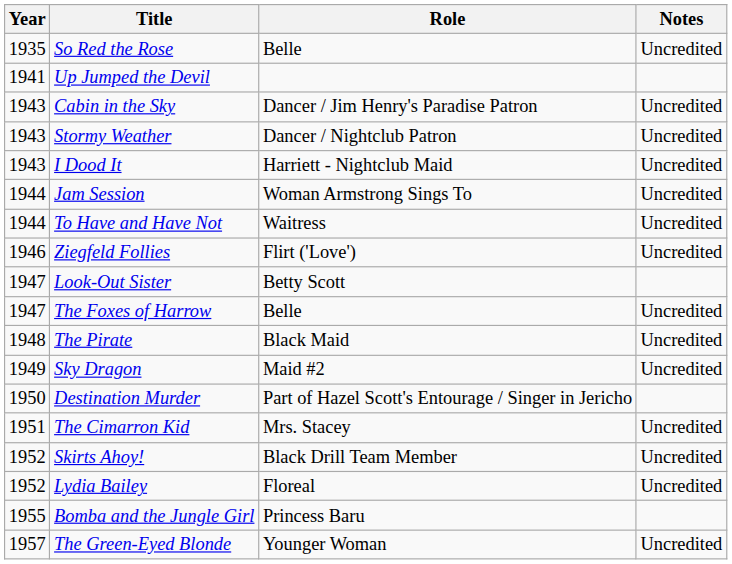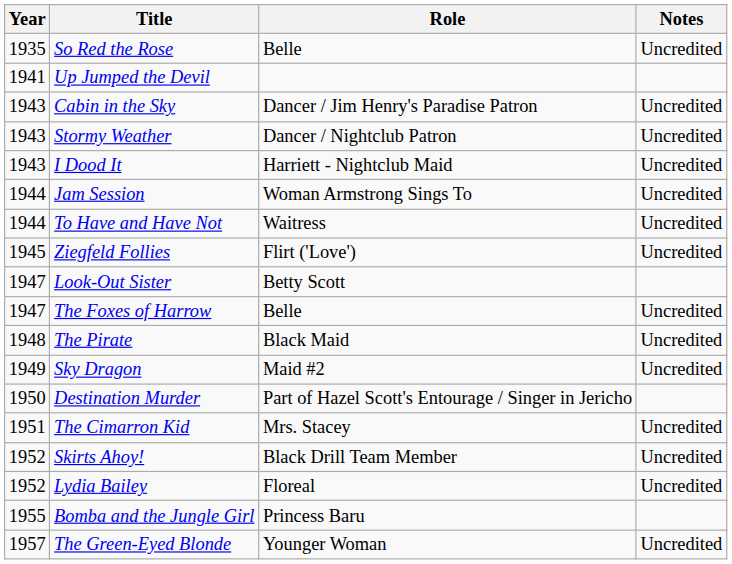(27, 252) 1946 -> (27, 252) 1945
